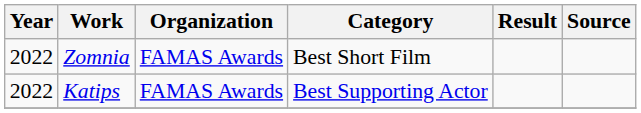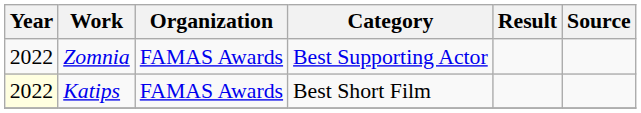(362, 56) Best Short Film -> (390, 56) Best Supporting Actor
(31, 90) no background -> (31, 90) lightyellow background
(390, 90) Best Supporting Actor -> (362, 90) Best Short Film
